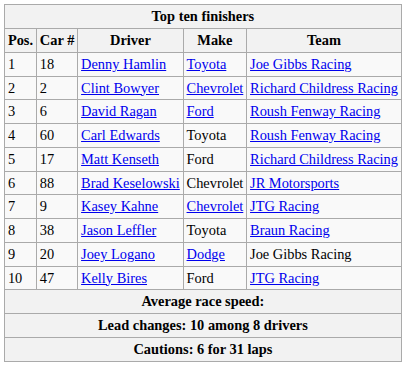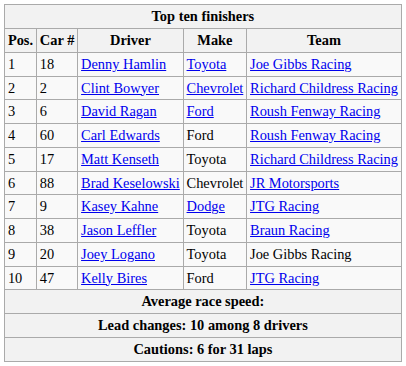(206, 135) Toyota -> (200, 135) Ford
(200, 159) Ford -> (206, 159) Toyota
(215, 206) Chevrolet -> (206, 206) Dodge
(206, 254) Dodge -> (206, 254) Toyota
